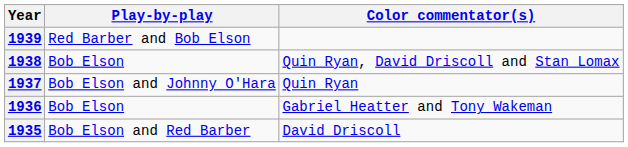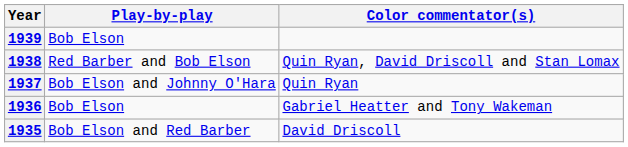(149, 39) Red Barber and Bob Elson -> (86, 39) Bob Elson
(86, 62) Bob Elson -> (149, 62) Red Barber and Bob Elson
